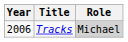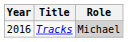(19, 29) 2006 -> (19, 29) 2016
